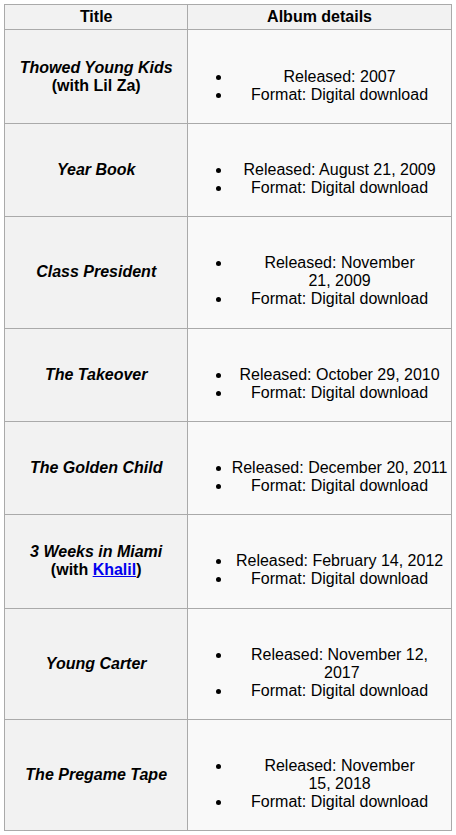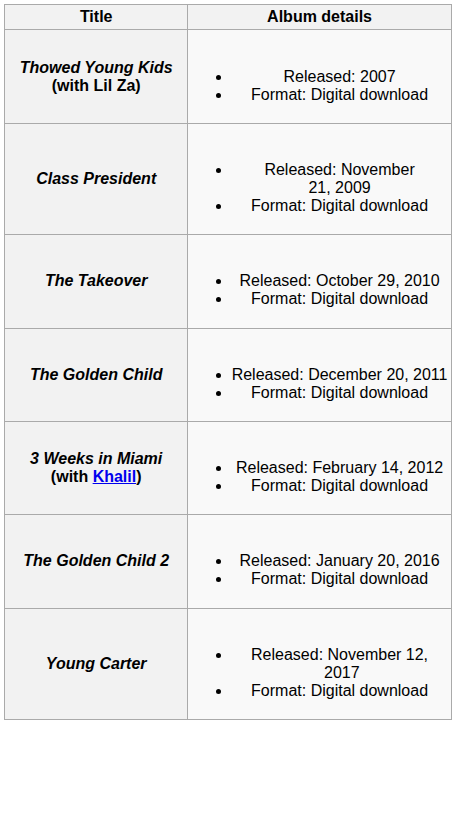- row: (96, 169)
+ row: (96, 561)
- row: (96, 775)
